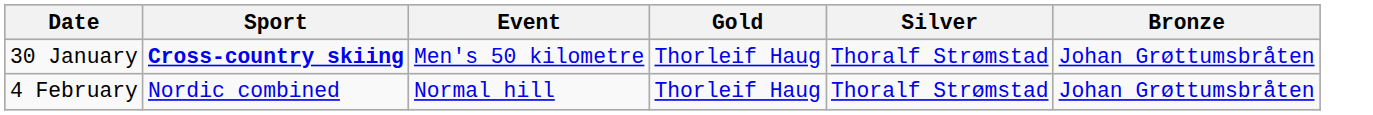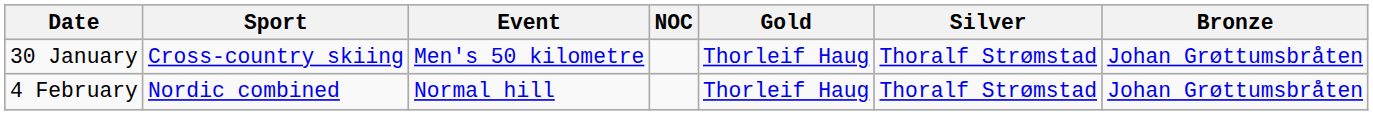+ column: (674, 22)
(276, 57) bold -> (276, 57) normal
